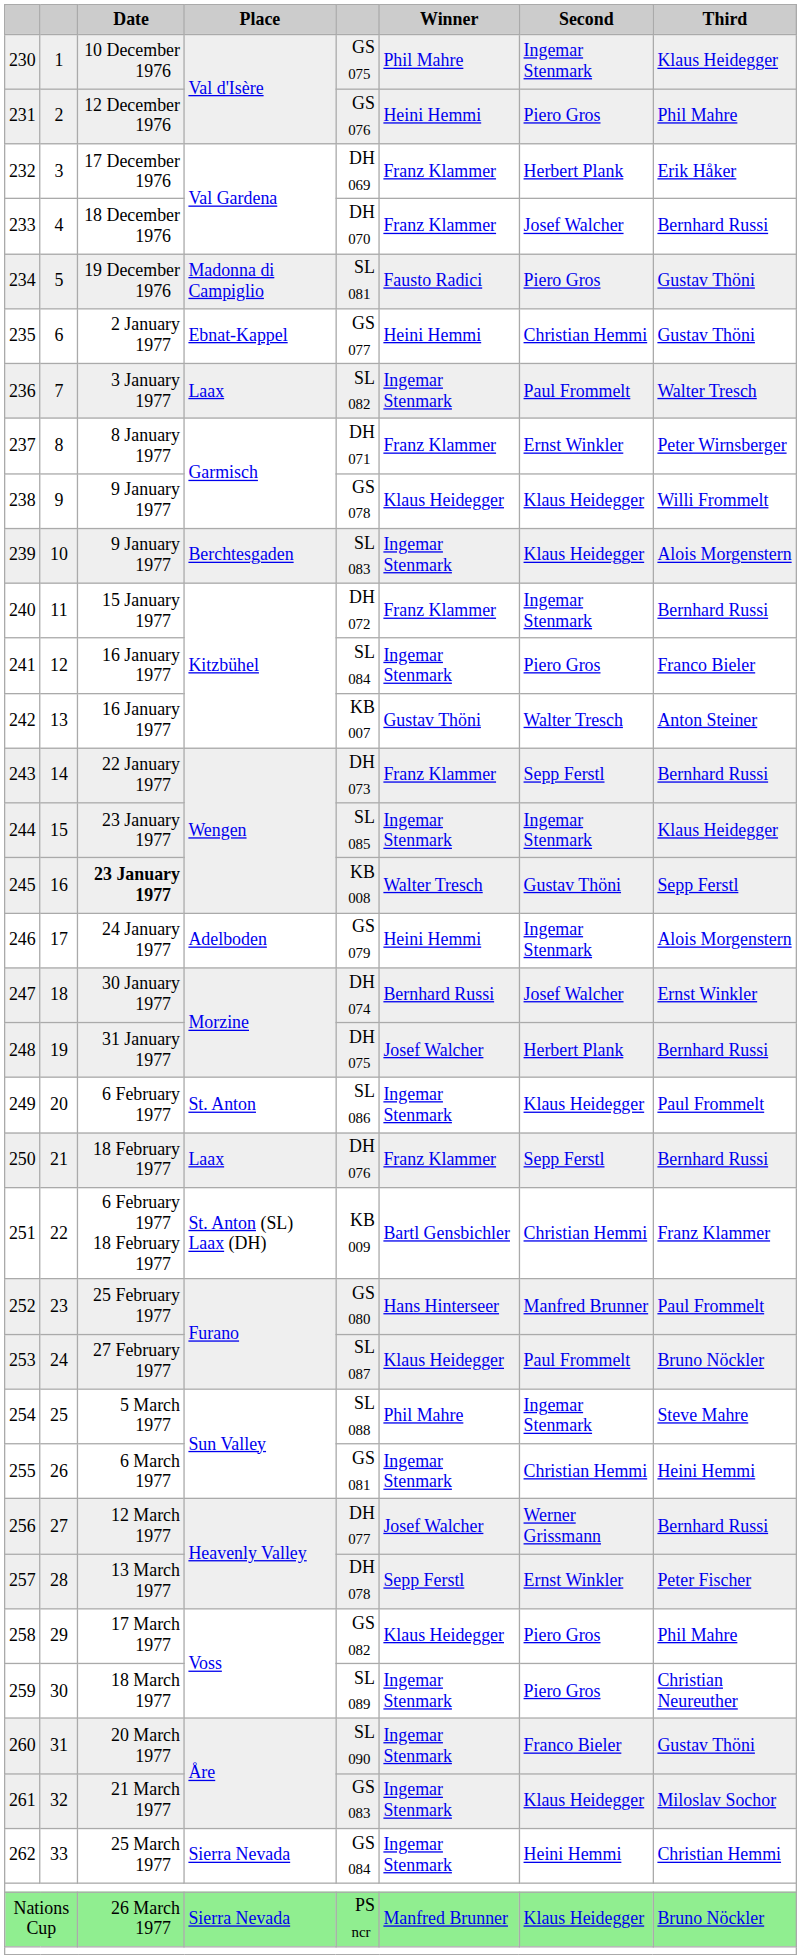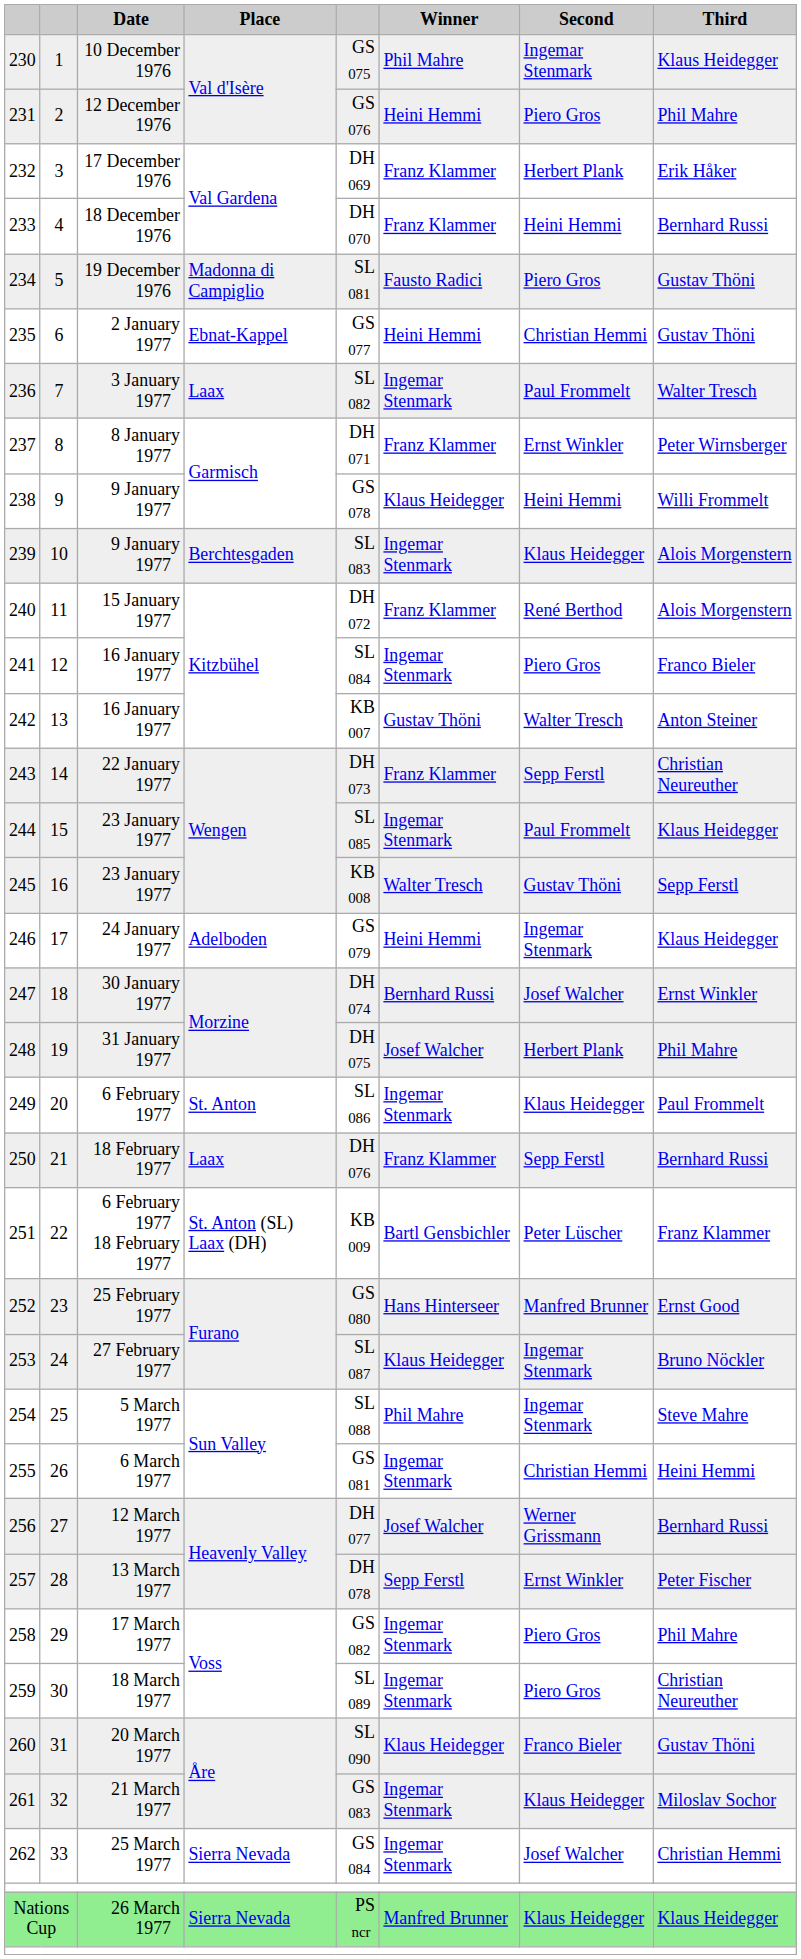(574, 225) Josef Walcher -> (572, 225) Heini Hemmi
(584, 500) Klaus Heidegger -> (572, 500) Heini Hemmi
(558, 610) Ingemar Stenmark -> (573, 610) René Berthod
(713, 610) Bernhard Russi -> (725, 610) Alois Morgenstern
(713, 774) Bernhard Russi -> (698, 774) Christian Neureuther
(558, 829) Ingemar Stenmark -> (577, 829) Paul Frommelt
(137, 884) bold -> (141, 884) normal
(725, 939) Alois Morgenstern -> (718, 939) Klaus Heidegger
(713, 1049) Bernhard Russi -> (697, 1049) Phil Mahre
(585, 1232) Christian Hemmi -> (573, 1232) Peter Lüscher
(711, 1306) Paul Frommelt -> (698, 1306) Ernst Good
(577, 1360) Paul Frommelt -> (558, 1360) Ingemar Stenmark
(444, 1635) Klaus Heidegger -> (418, 1635) Ingemar Stenmark
(418, 1745) Ingemar Stenmark -> (444, 1745) Klaus Heidegger
(572, 1855) Heini Hemmi -> (574, 1855) Josef Walcher
(711, 1918) Bruno Nöckler -> (718, 1918) Klaus Heidegger
